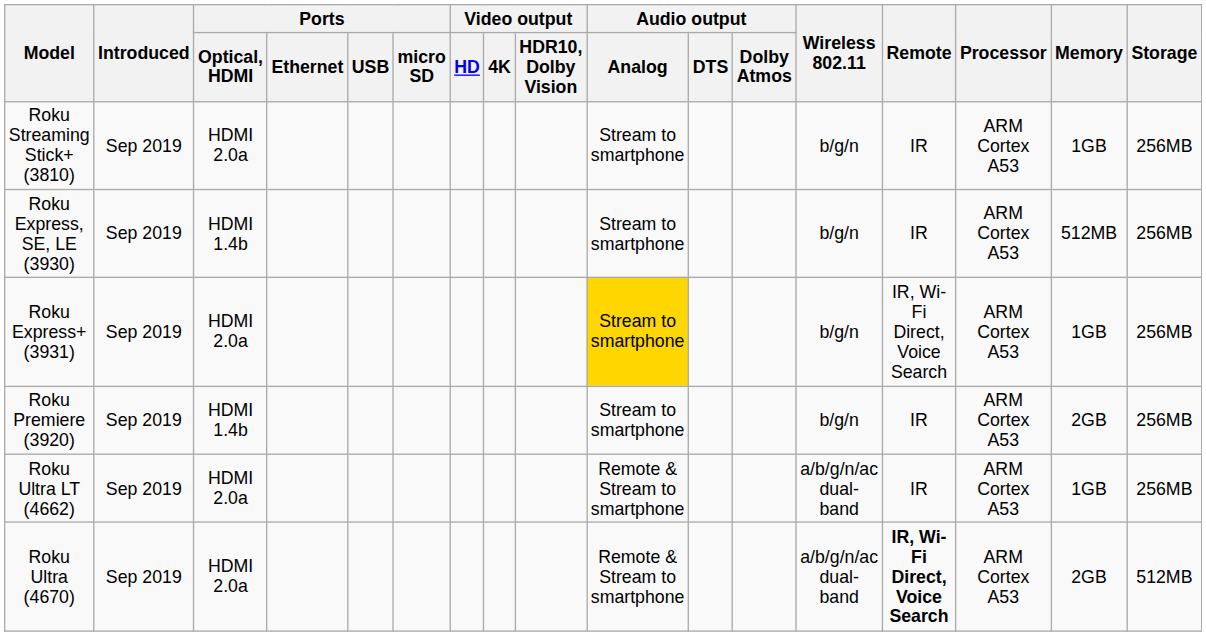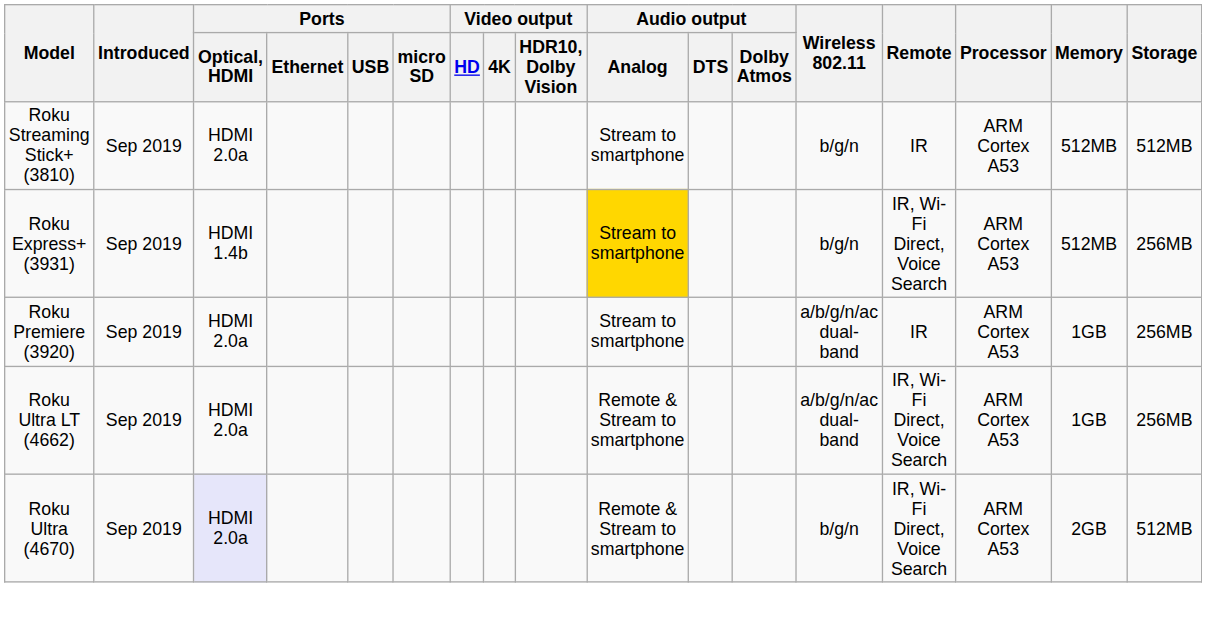(1089, 146) 1GB -> (1089, 146) 512MB
(1164, 146) 256MB -> (1164, 146) 512MB
- row: (49, 234)
(231, 332) HDMI 2.0a -> (231, 244) HDMI 1.4b
(1089, 332) 1GB -> (1089, 244) 512MB
(231, 420) HDMI 1.4b -> (231, 332) HDMI 2.0a
(839, 420) b/g/n -> (839, 332) a/b/g/n/ac dual-band
(1089, 420) 2GB -> (1089, 332) 1GB
(919, 488) IR -> (919, 420) IR, Wi-Fi Direct, Voice Search
(231, 577) no background -> (231, 528) lavender background
(839, 577) a/b/g/n/ac dual-band -> (839, 528) b/g/n
(919, 577) bold -> (919, 528) normal
